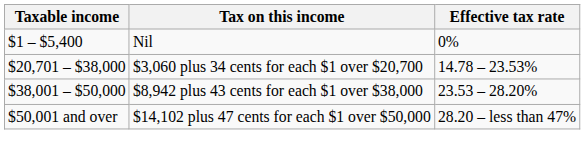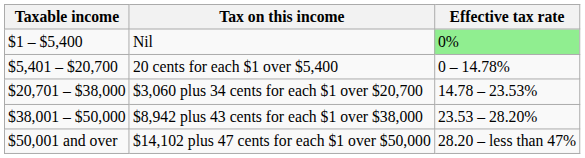(448, 41) no background -> (448, 41) lightgreen background
+ row: (235, 66)
